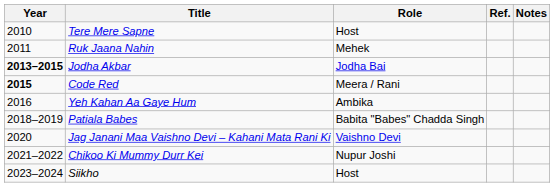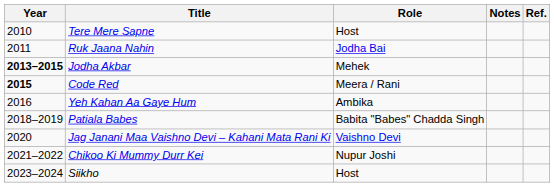columns swapped: (531, 13) <-> (500, 13)
(352, 48) Mehek -> (361, 48) Jodha Bai
(361, 66) Jodha Bai -> (352, 66) Mehek
